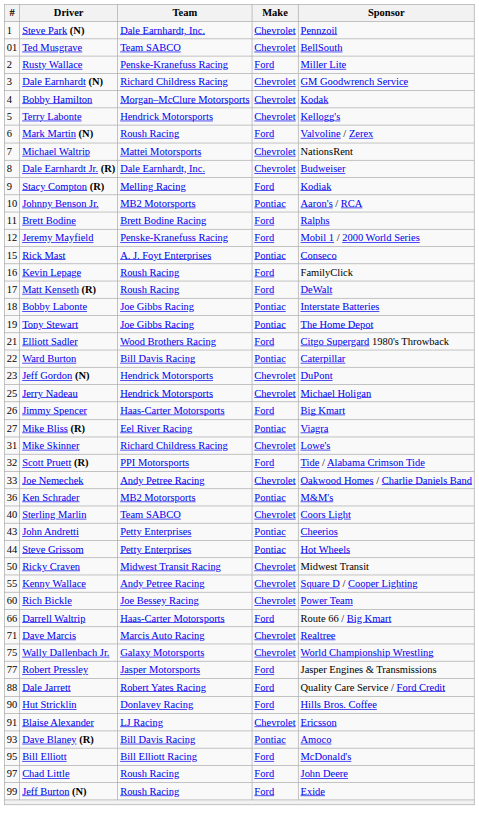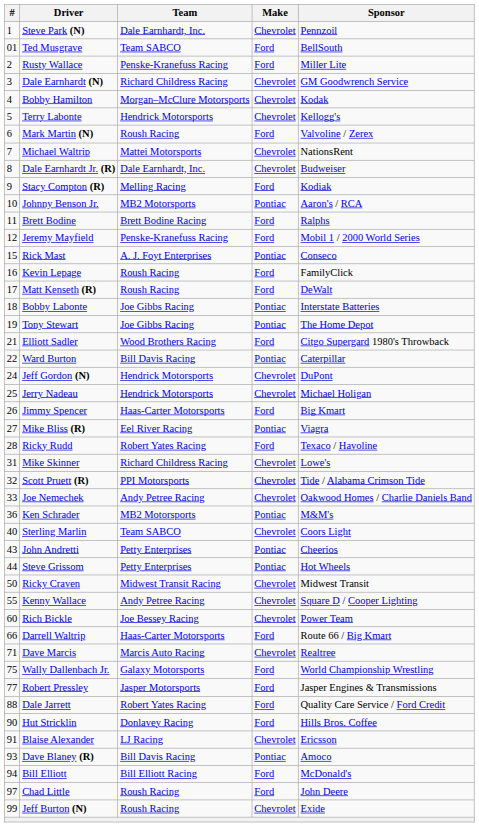(275, 47) Chevrolet -> (264, 47) Ford
(12, 376) 23 -> (12, 376) 24
+ row: (47, 445)
(264, 462) Ford -> (275, 480) Chevrolet
(275, 653) Chevrolet -> (264, 670) Ford
(12, 756) 95 -> (12, 774) 94
(264, 791) Ford -> (275, 808) Chevrolet
